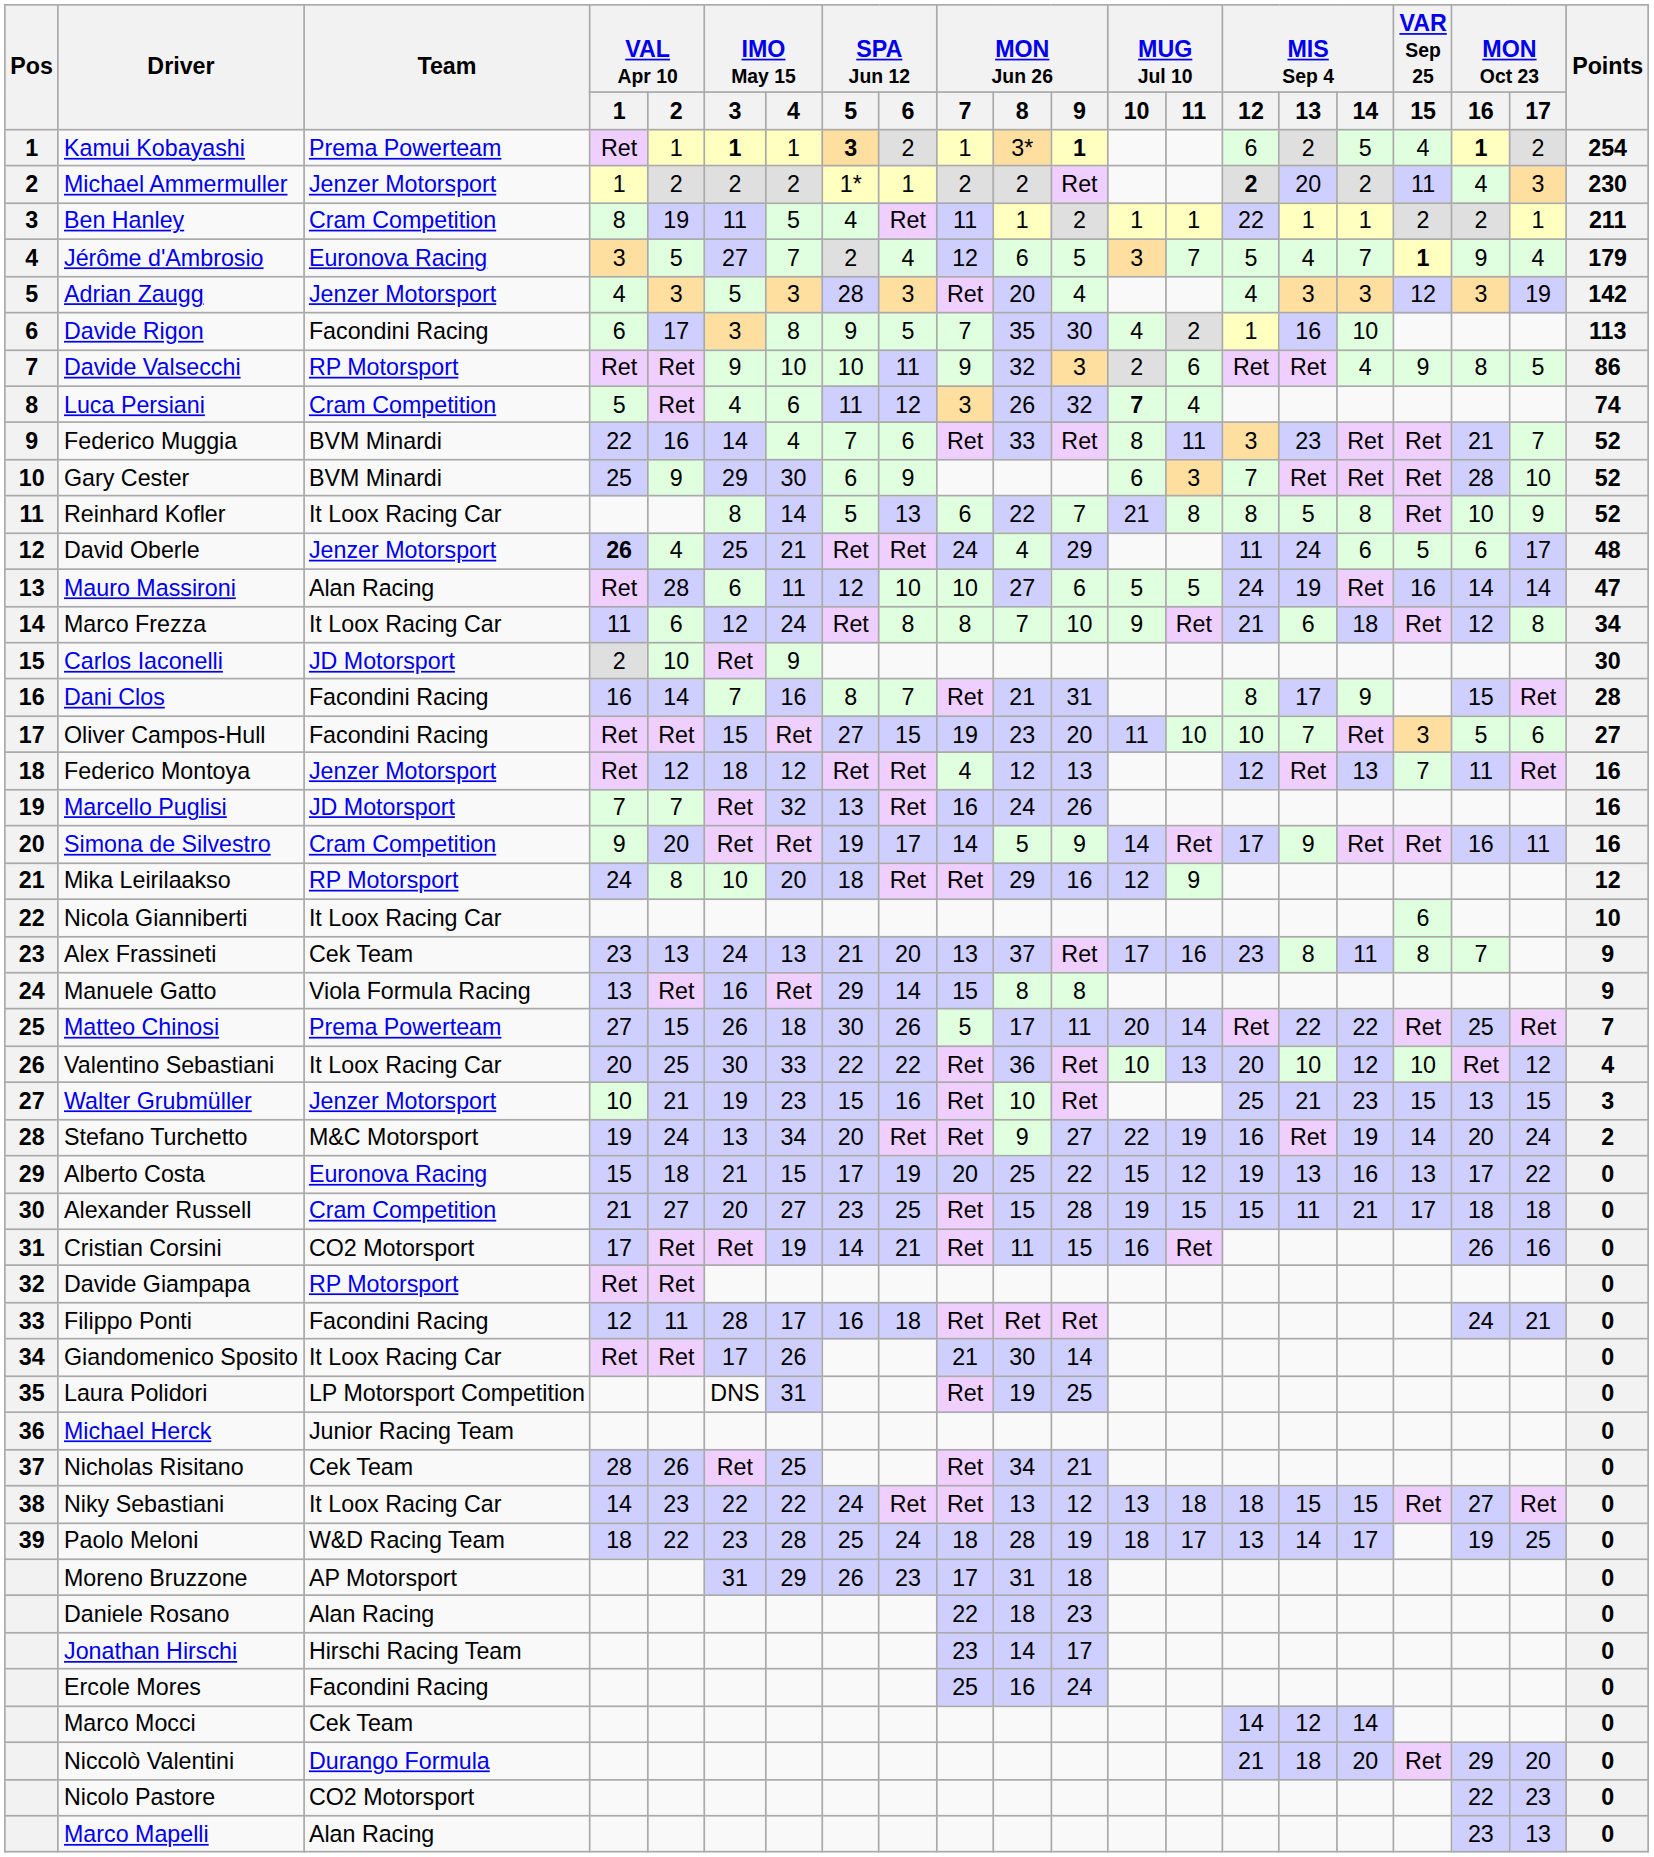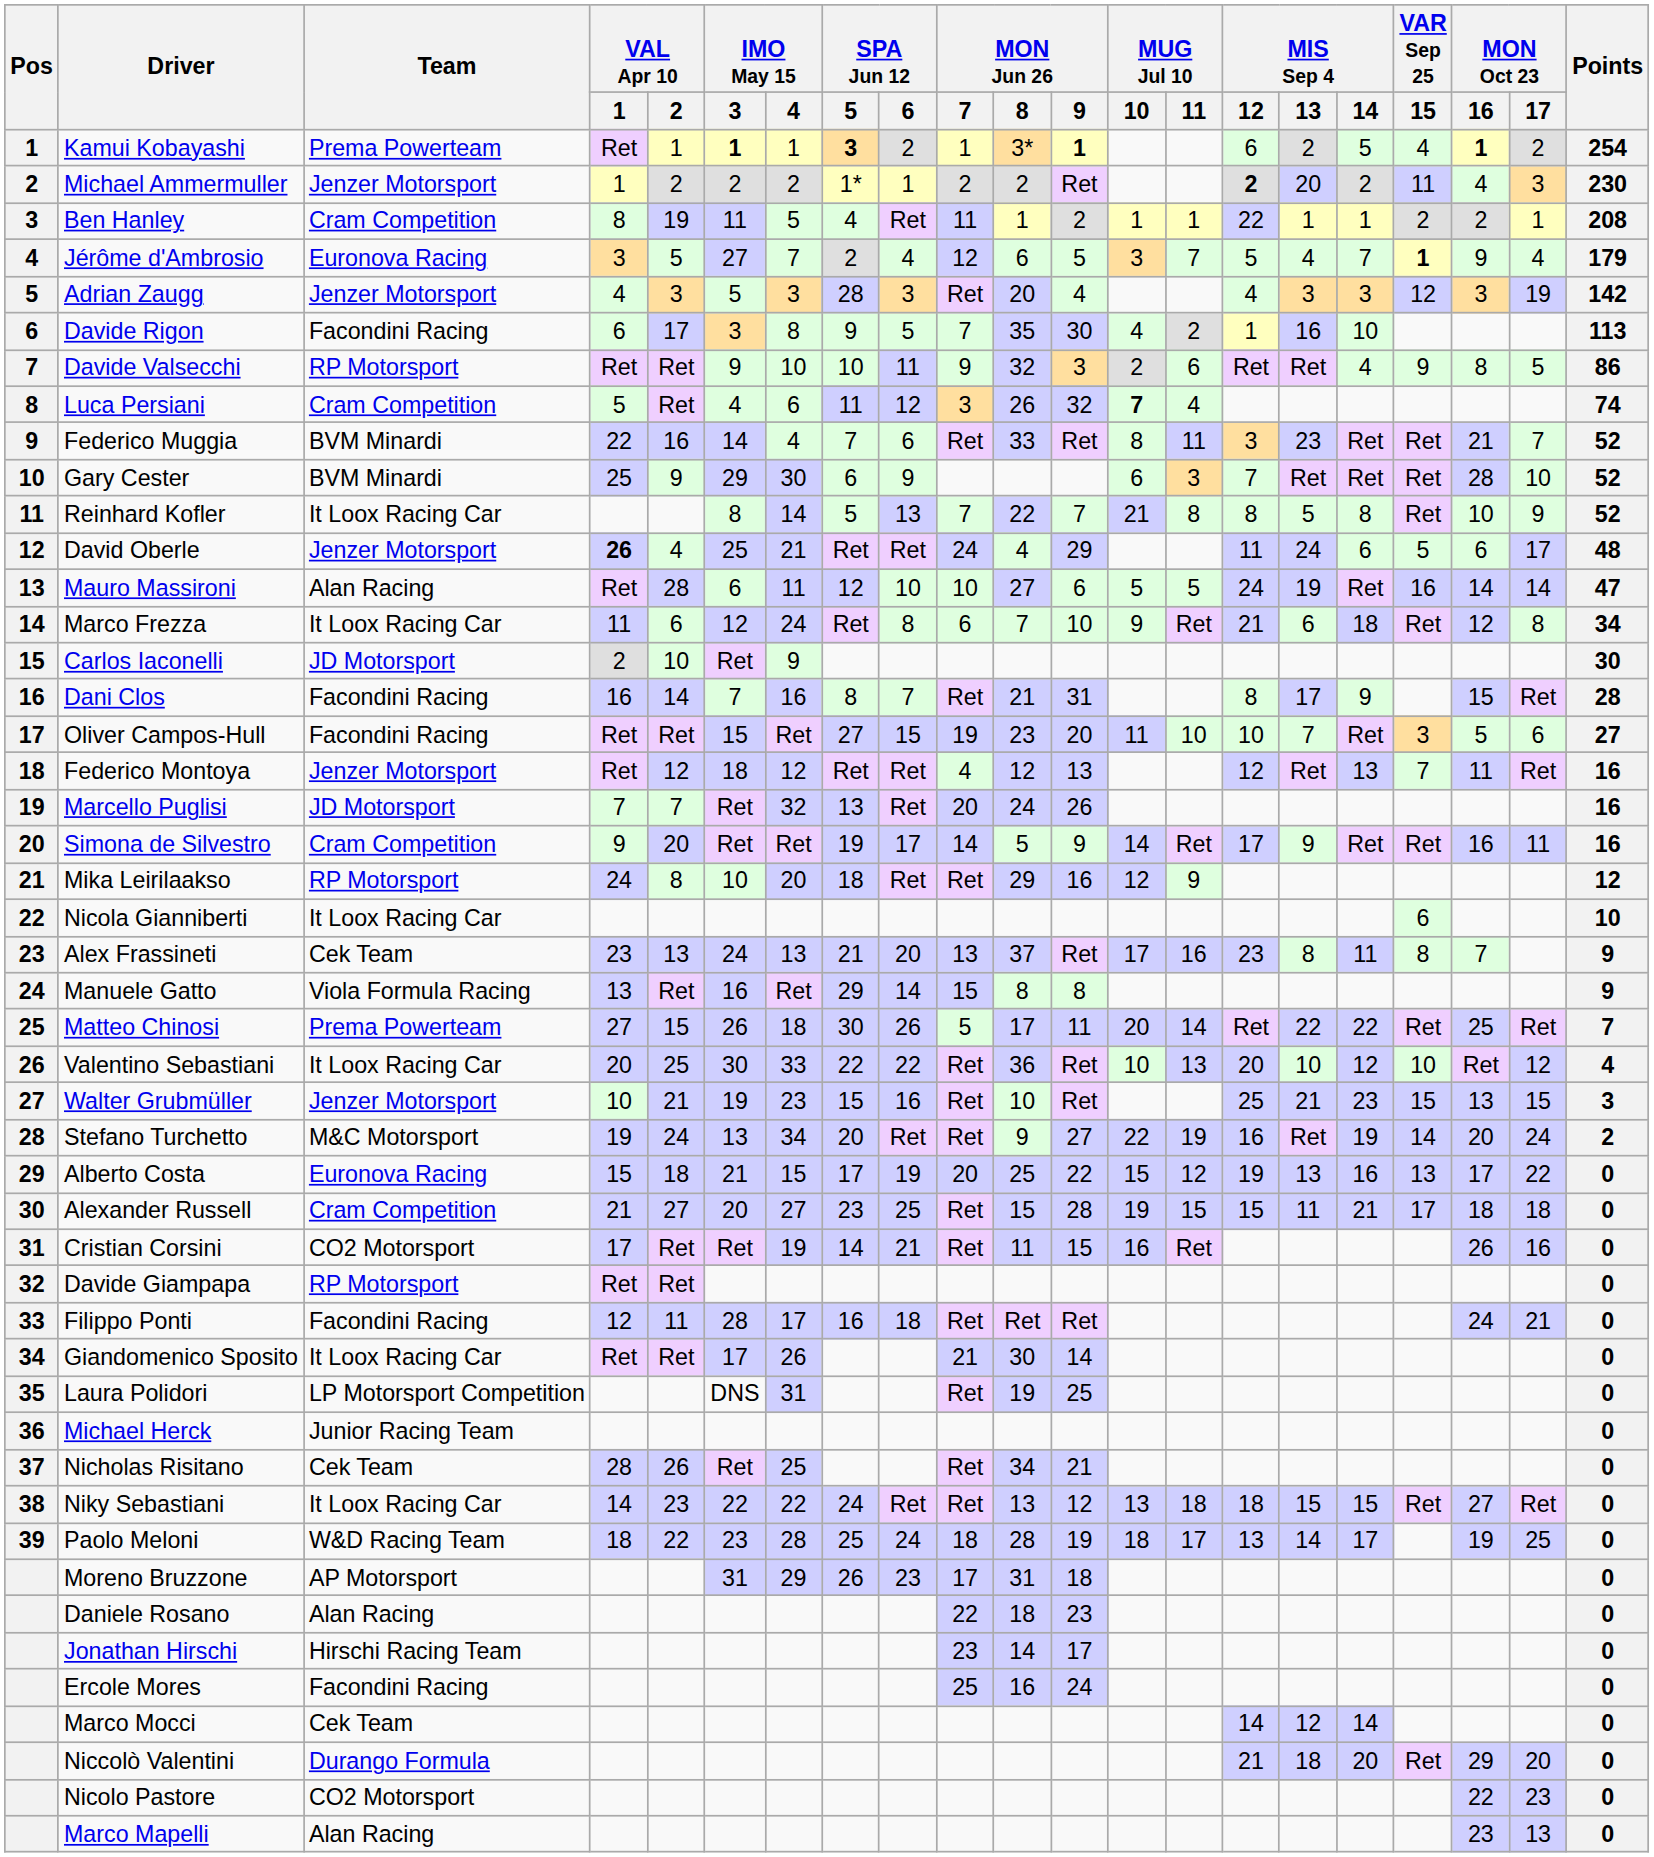(1608, 221) 211 -> (1608, 221) 208
(965, 514) 6 -> (965, 514) 7
(965, 624) 8 -> (965, 624) 6
(965, 807) 16 -> (965, 807) 20
